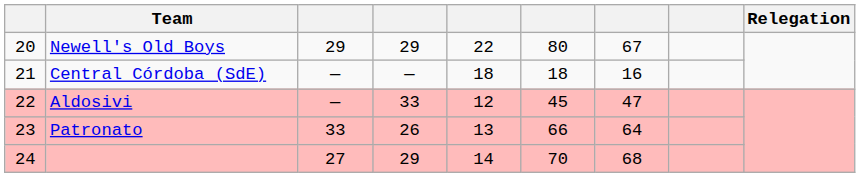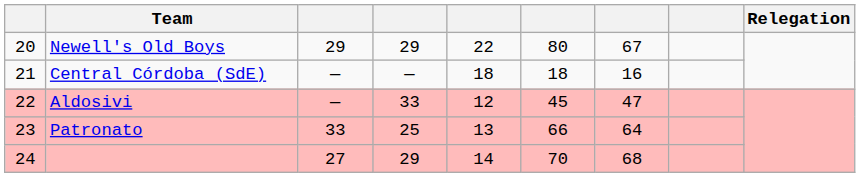(409, 131) 26 -> (409, 131) 25
